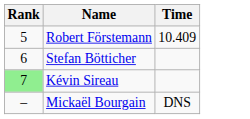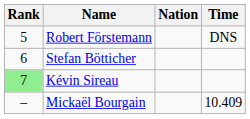+ column: (178, 15)
(177, 37) 10.409 -> (223, 37) DNS
(177, 102) DNS -> (223, 102) 10.409
